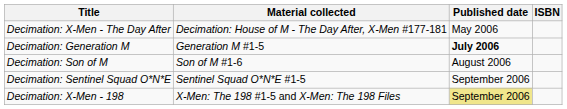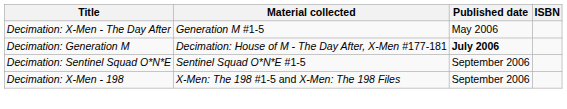(311, 29) Decimation: House of M - The Day After, X-Men #177-181 -> (220, 29) Generation M #1-5
(220, 46) Generation M #1-5 -> (311, 46) Decimation: House of M - The Day After, X-Men #177-181
- row: (57, 63)
(491, 96) khaki background -> (491, 79) no background
